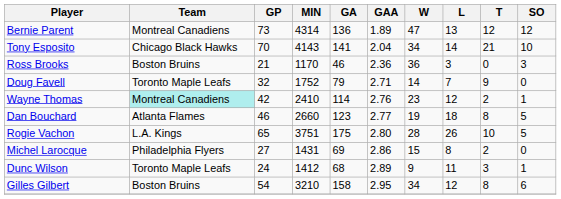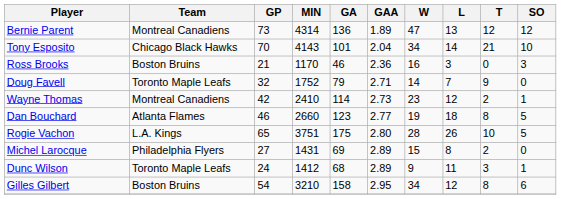(342, 47) 141 -> (342, 47) 101
(414, 64) 36 -> (414, 64) 16
(181, 99) paleturquoise background -> (181, 99) no background
(381, 99) 2.76 -> (381, 99) 2.73
(381, 151) 2.86 -> (381, 151) 2.89
